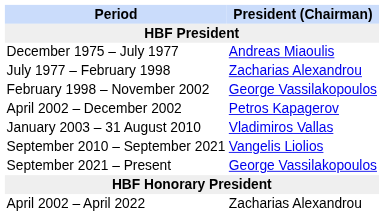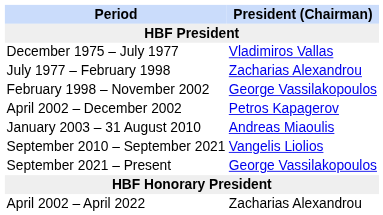(282, 52) Andreas Miaoulis -> (281, 52) Vladimiros Vallas
(281, 127) Vladimiros Vallas -> (282, 127) Andreas Miaoulis
